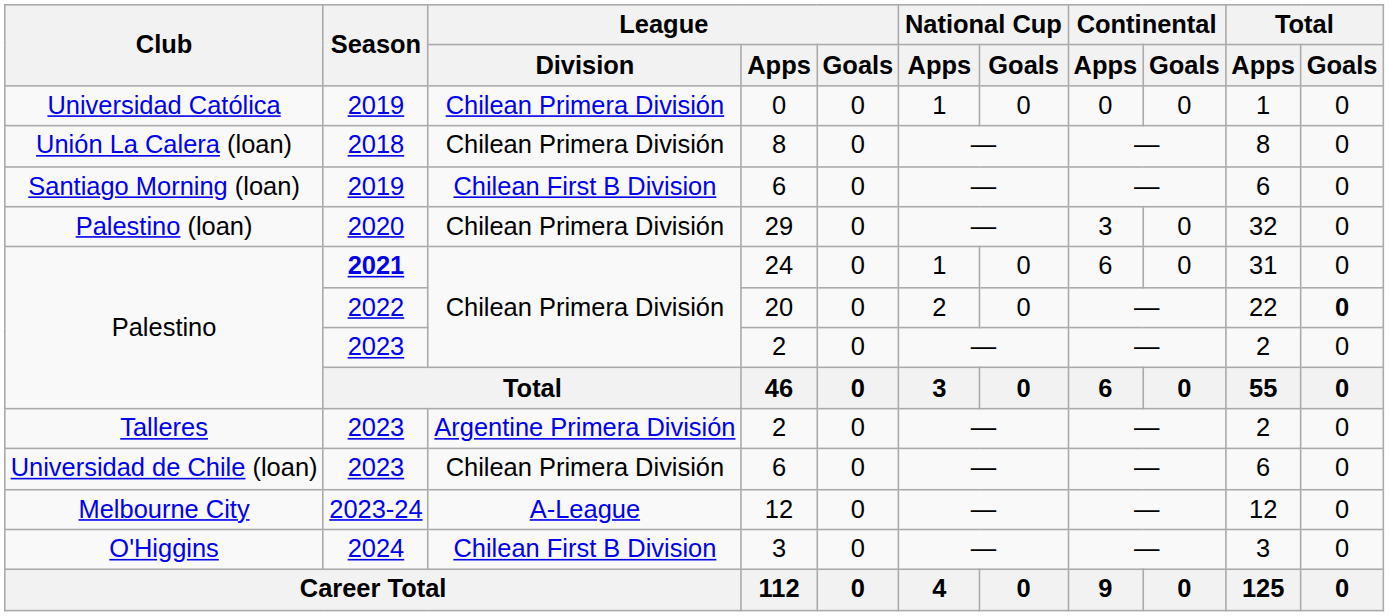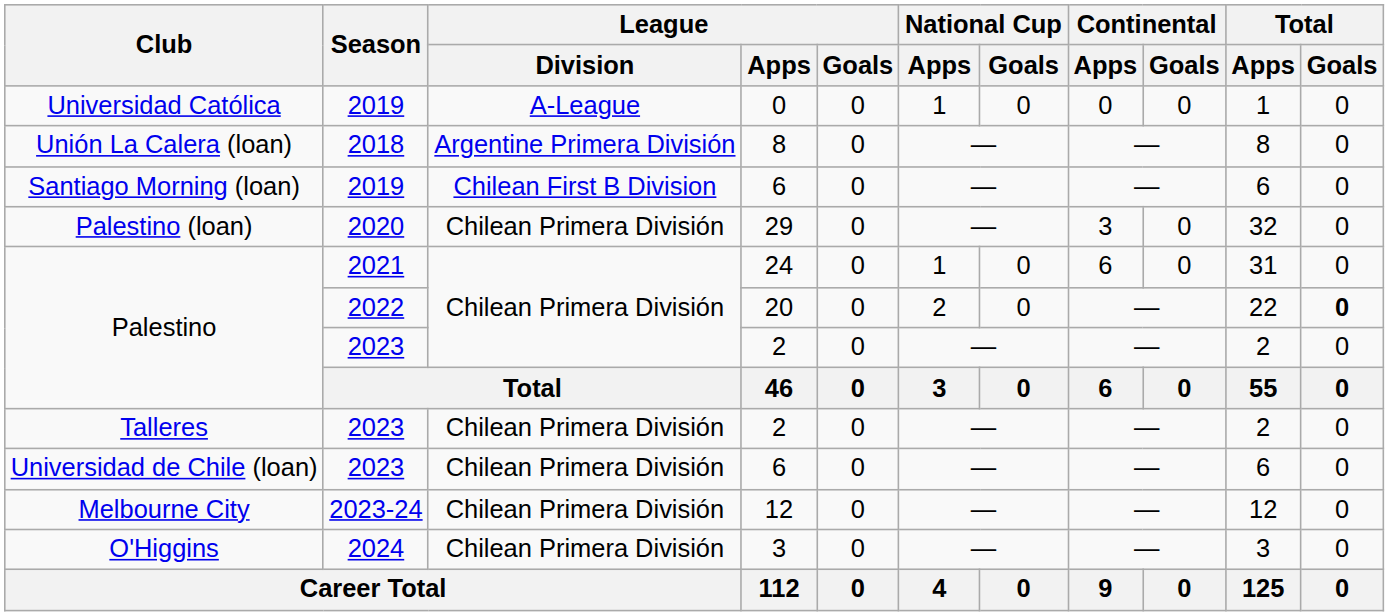(585, 105) Chilean Primera División -> (585, 105) A-League
(585, 145) Chilean Primera División -> (585, 145) Argentine Primera División
(376, 266) bold -> (376, 266) normal
(585, 428) Argentine Primera División -> (585, 428) Chilean Primera División
(585, 508) A-League -> (585, 508) Chilean Primera División
(585, 549) Chilean First B Division -> (585, 549) Chilean Primera División
